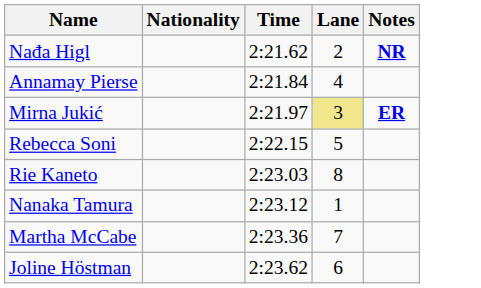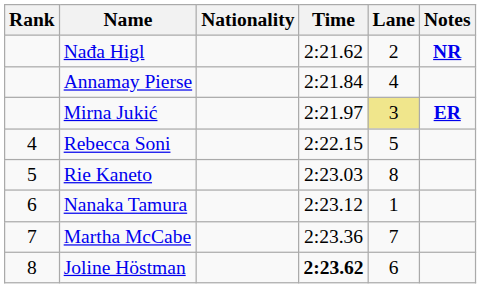+ column: (32, 19)
(278, 267) normal -> (334, 267) bold
